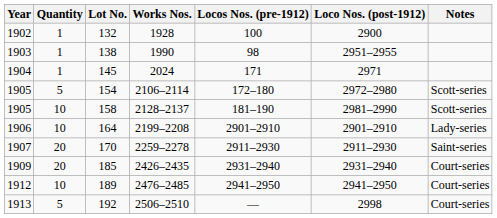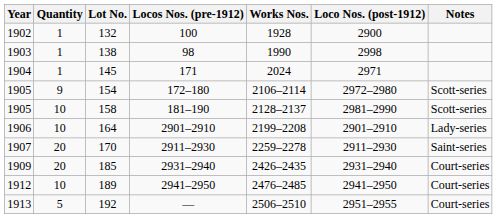columns swapped: (162, 14) <-> (253, 14)
(370, 52) 2951–2955 -> (370, 52) 2998
(60, 90) 5 -> (60, 90) 9
(370, 204) 2998 -> (370, 204) 2951–2955
